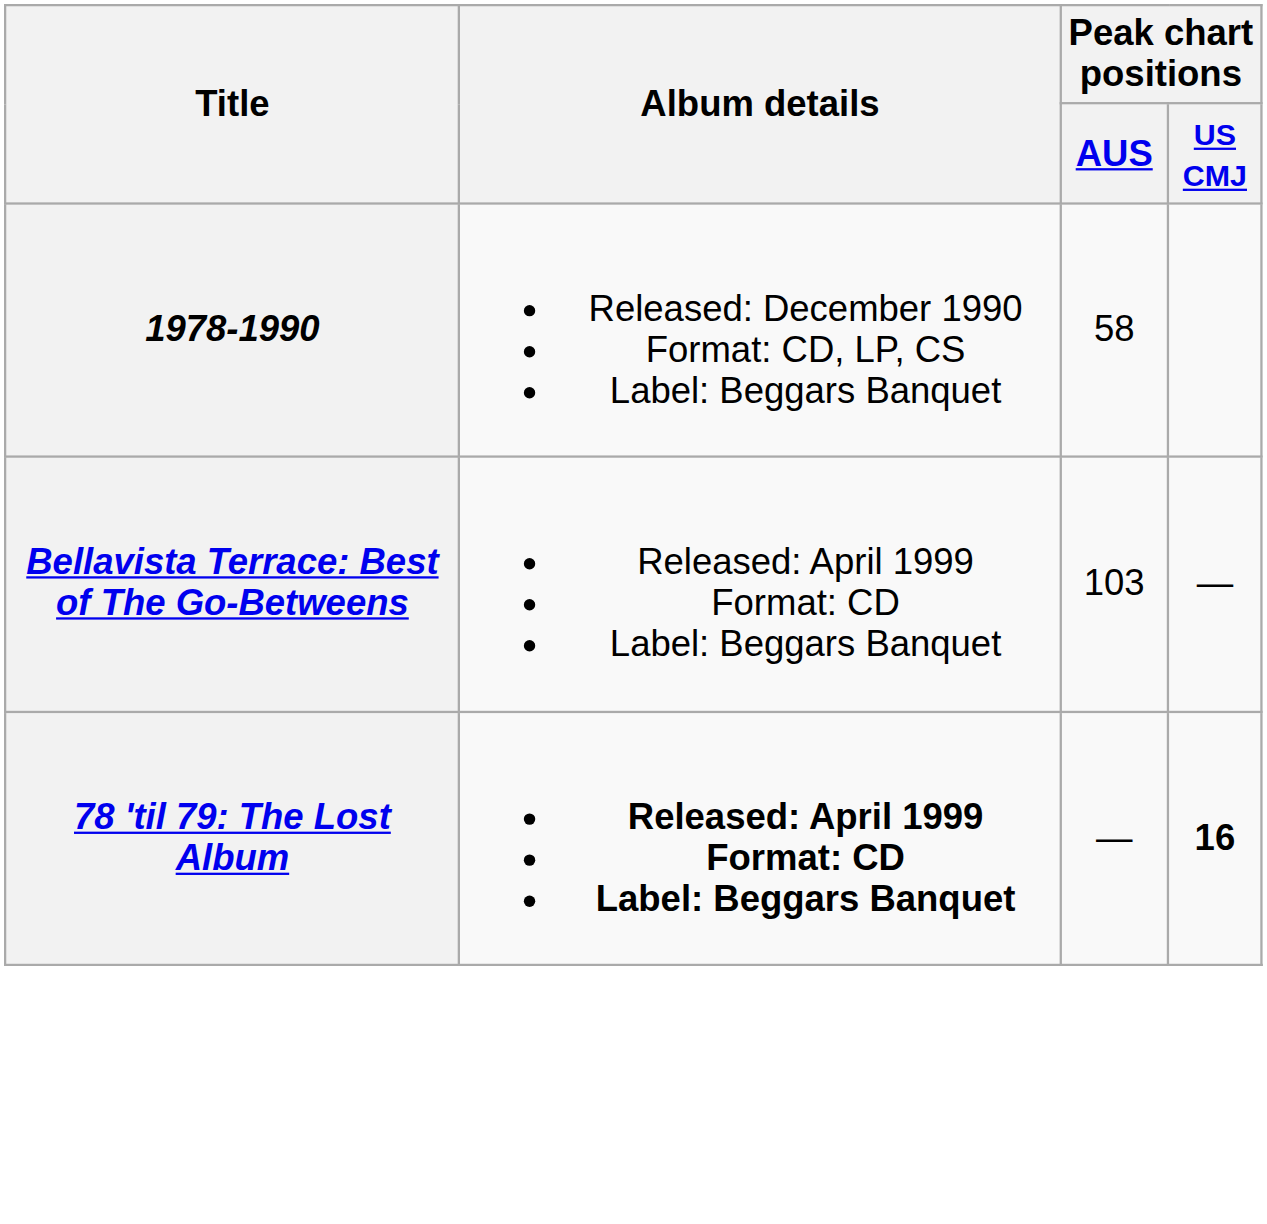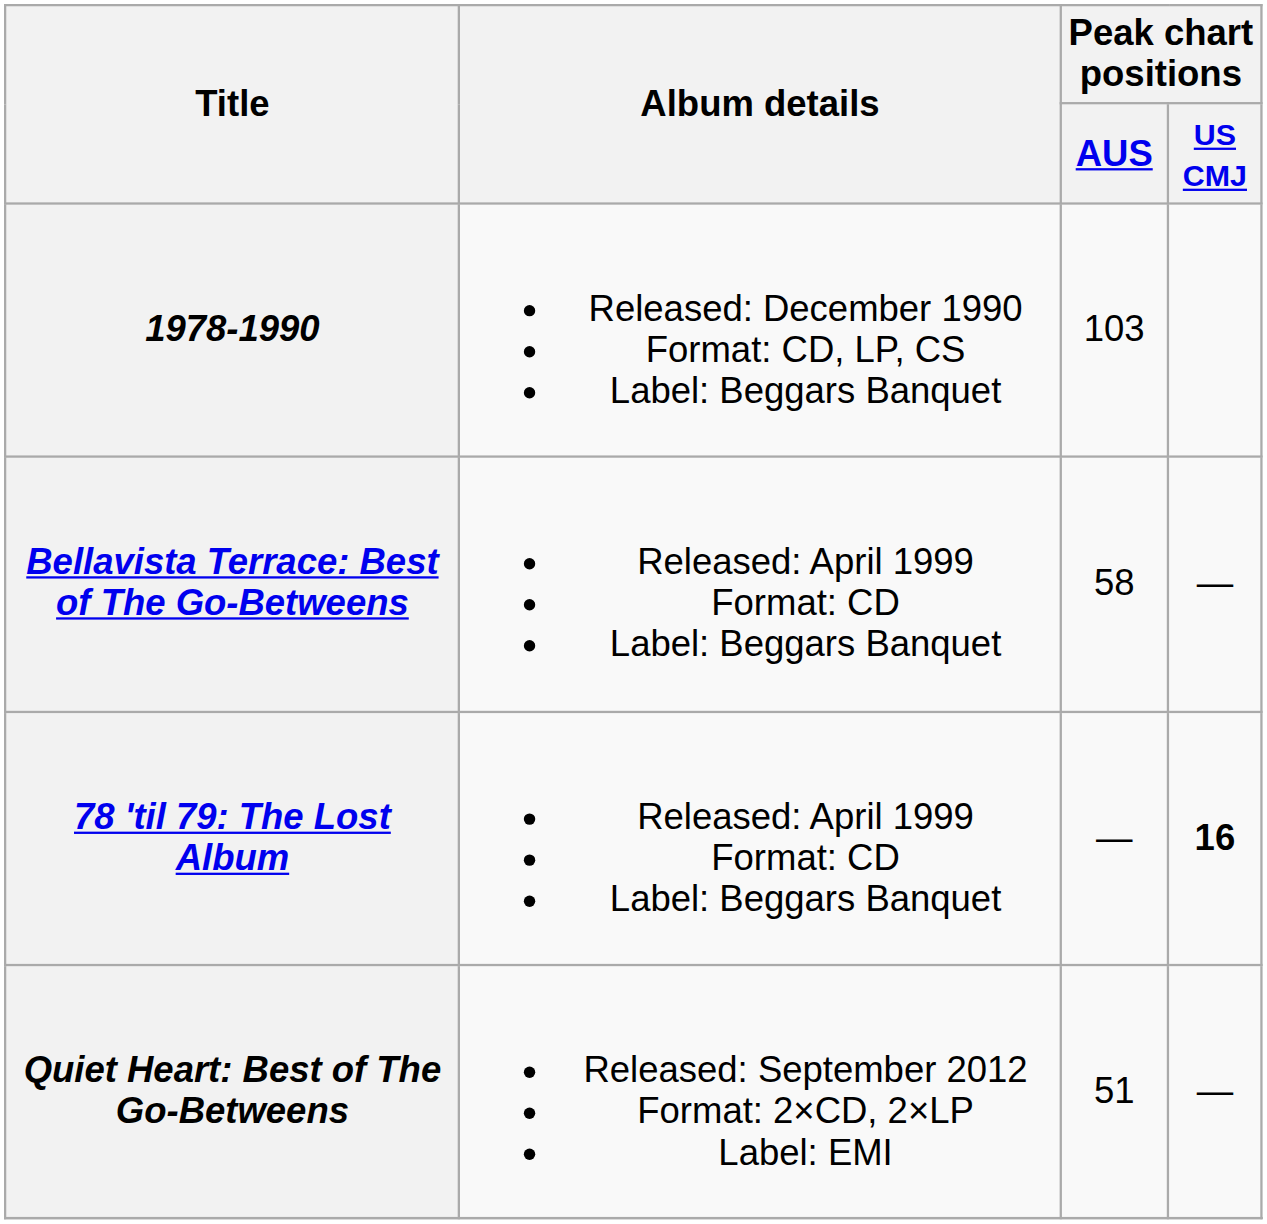(1114, 329) 58 -> (1114, 329) 103
(1114, 583) 103 -> (1114, 583) 58
(760, 858) bold -> (760, 858) normal
+ row: (232, 1091)
